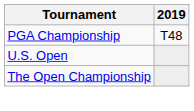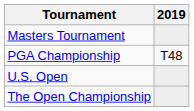+ row: (66, 35)
